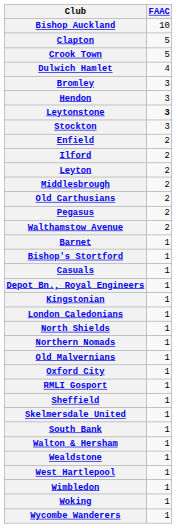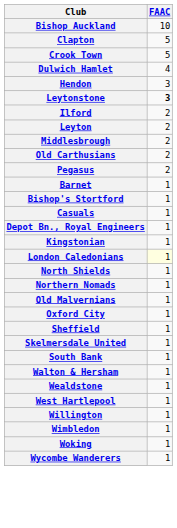- row: (75, 84)
- row: (75, 127)
- row: (75, 141)
- row: (75, 228)
(167, 314) no background -> (168, 256) lightyellow background
- row: (75, 386)
+ row: (76, 415)
